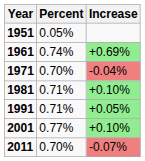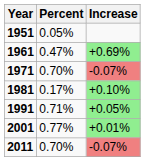(56, 52) 0.74% -> (56, 52) 0.47%
(108, 71) -0.04% -> (108, 71) -0.07%
(56, 90) 0.71% -> (56, 90) 0.17%
(109, 128) +0.10% -> (109, 128) +0.01%
